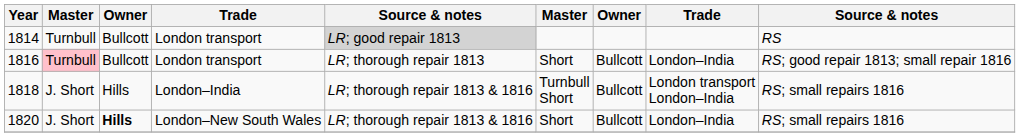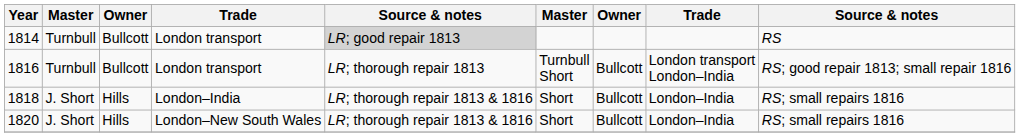(71, 60) pink background -> (71, 68) no background
(556, 60) Short -> (564, 68) Turnbull Short
(691, 60) London–India -> (702, 68) London transport London–India
(564, 90) Turnbull Short -> (556, 98) Short
(702, 90) London transport London–India -> (691, 98) London–India
(117, 120) bold -> (116, 120) normal
